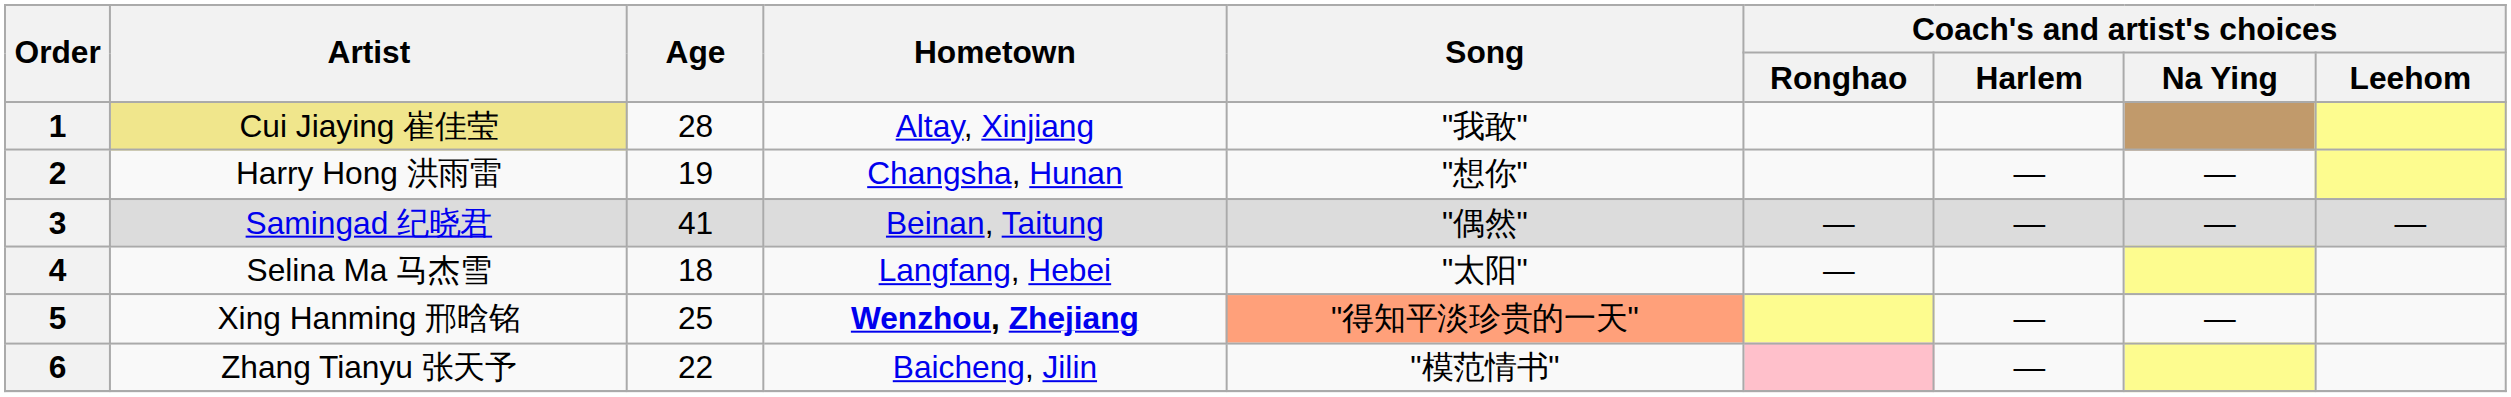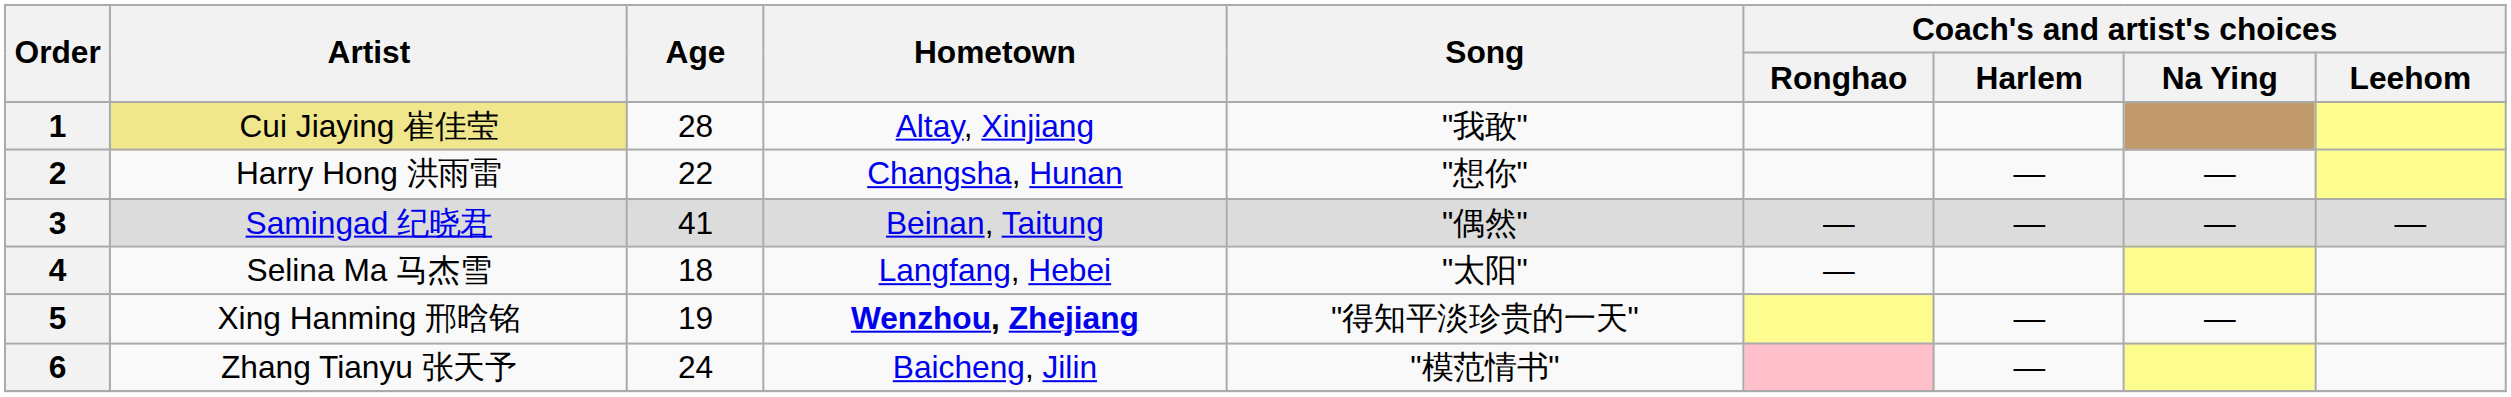(695, 174) 19 -> (695, 174) 22
(695, 319) 25 -> (695, 319) 19
(1485, 319) lightsalmon background -> (1485, 319) no background
(695, 367) 22 -> (695, 367) 24
